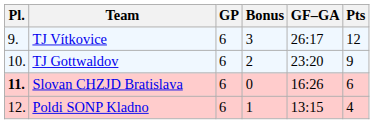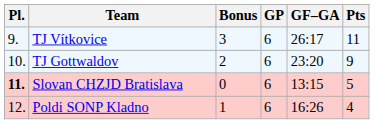columns swapped: (229, 15) <-> (265, 15)
(353, 38) 12 -> (353, 38) 11
(307, 84) 16:26 -> (307, 84) 13:15
(350, 84) 6 -> (350, 84) 5
(307, 107) 13:15 -> (307, 107) 16:26
